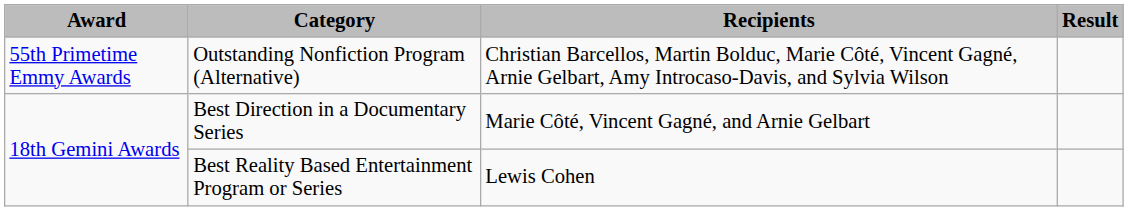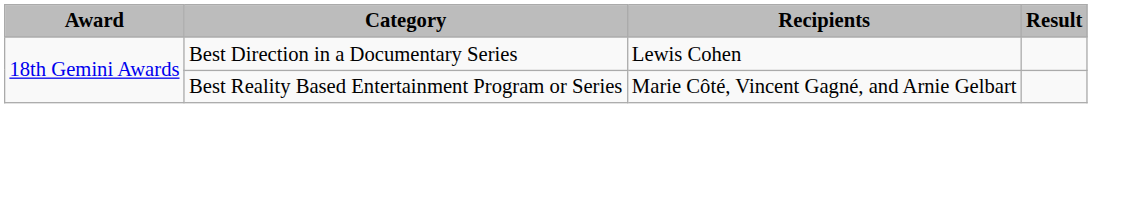- row: (329, 65)
(678, 121) Marie Côté, Vincent Gagné, and Arnie Gelbart -> (687, 53) Lewis Cohen
(540, 177) Lewis Cohen -> (824, 86) Marie Côté, Vincent Gagné, and Arnie Gelbart
